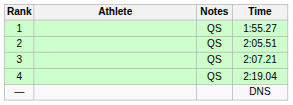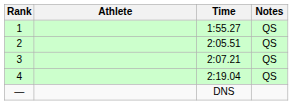columns swapped: (260, 12) <-> (214, 12)
